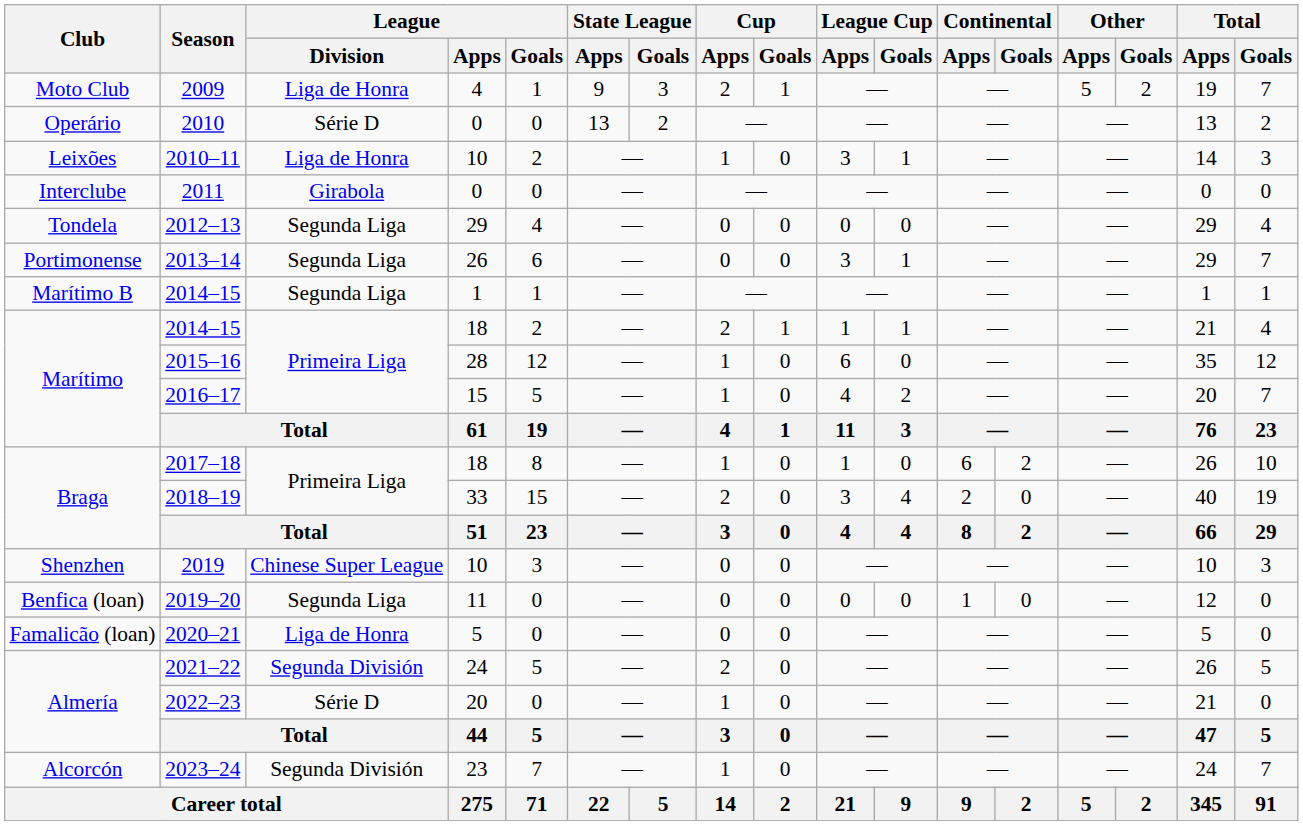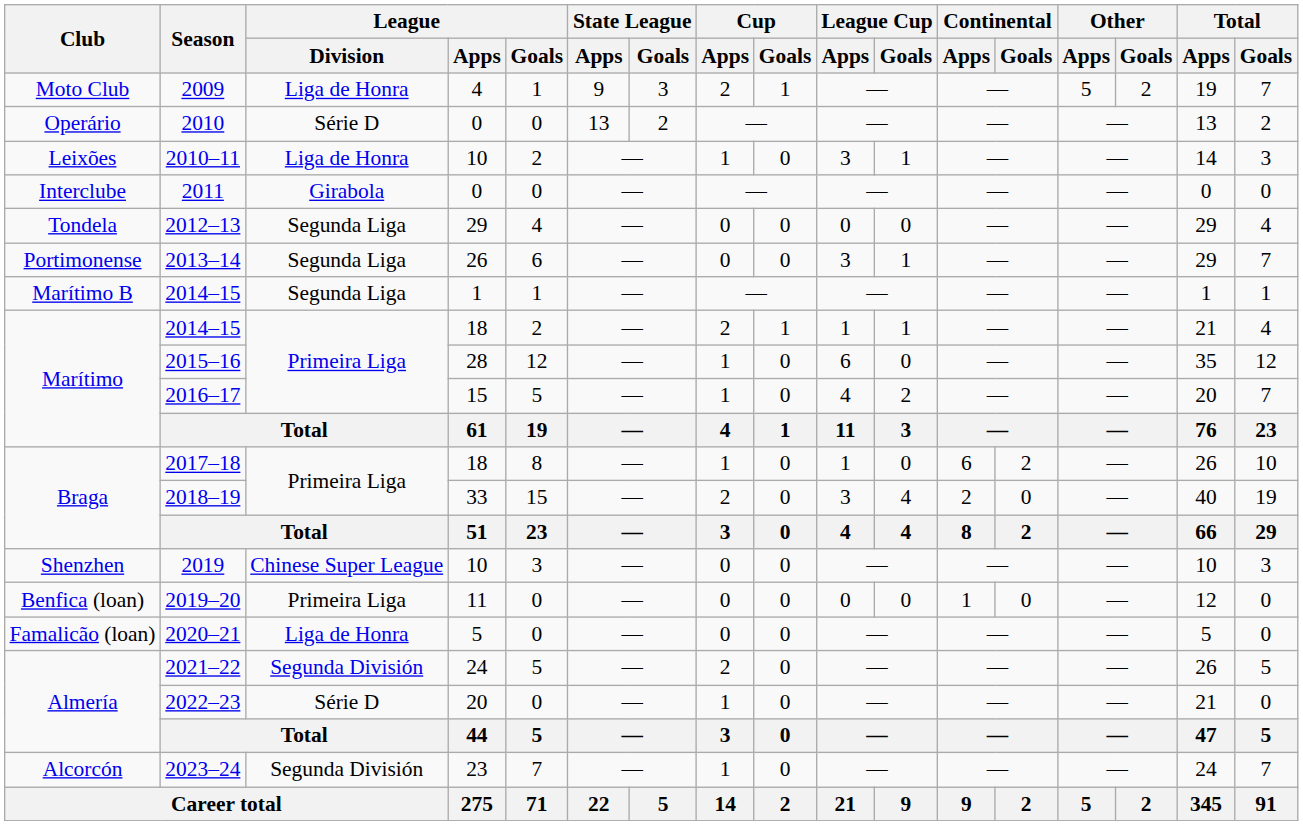(347, 599) Segunda Liga -> (347, 599) Primeira Liga
